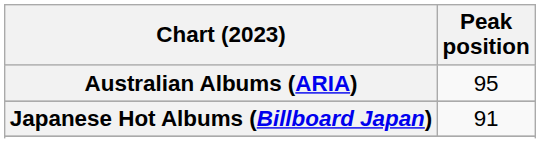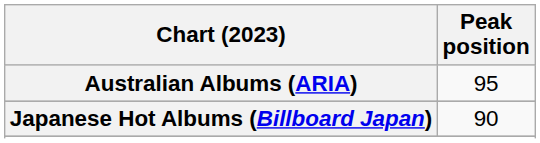(486, 118) 91 -> (486, 118) 90
